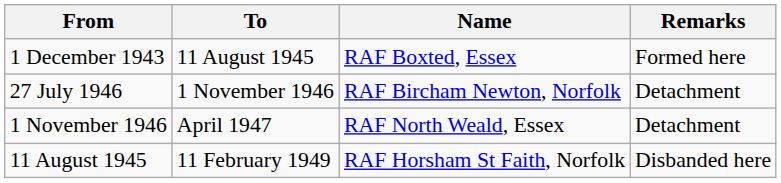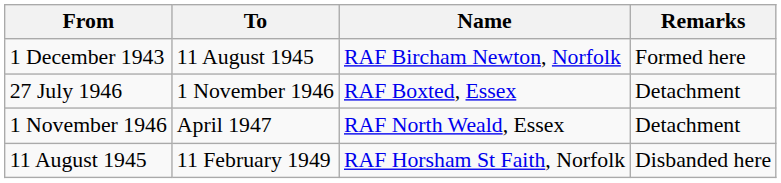(430, 56) RAF Boxted, Essex -> (482, 56) RAF Bircham Newton, Norfolk
(482, 90) RAF Bircham Newton, Norfolk -> (430, 90) RAF Boxted, Essex
